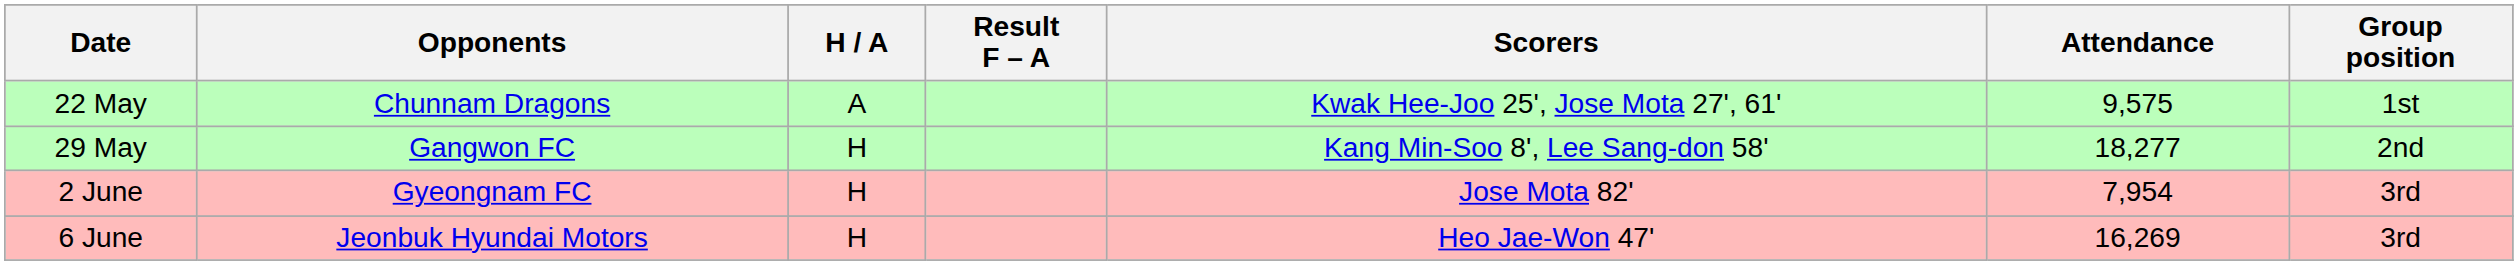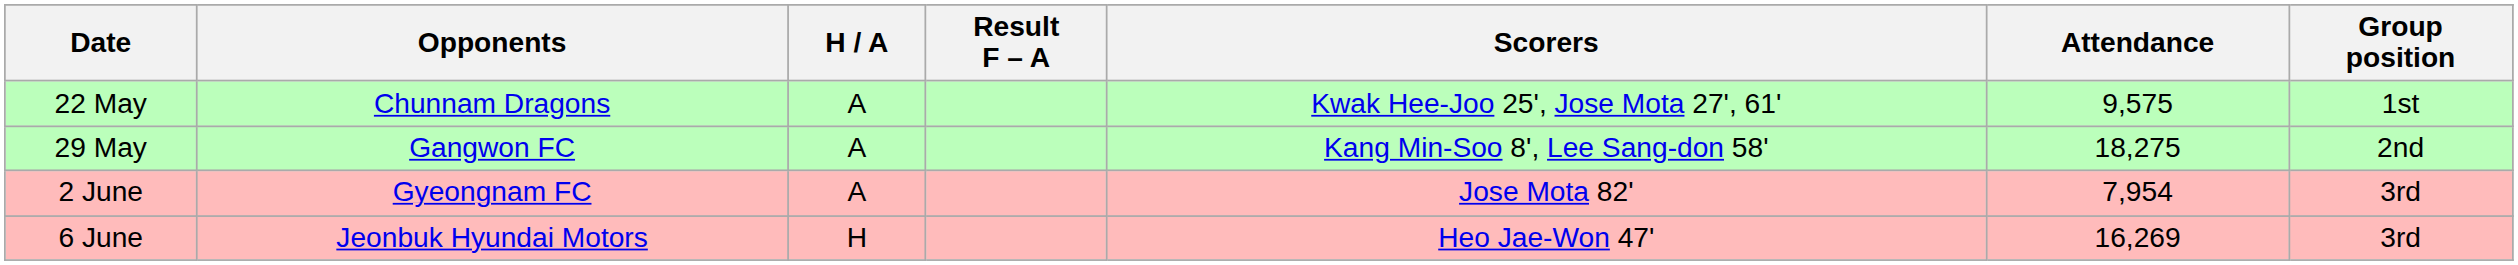(857, 147) H -> (857, 147) A
(2138, 147) 18,277 -> (2138, 147) 18,275
(857, 192) H -> (857, 192) A
